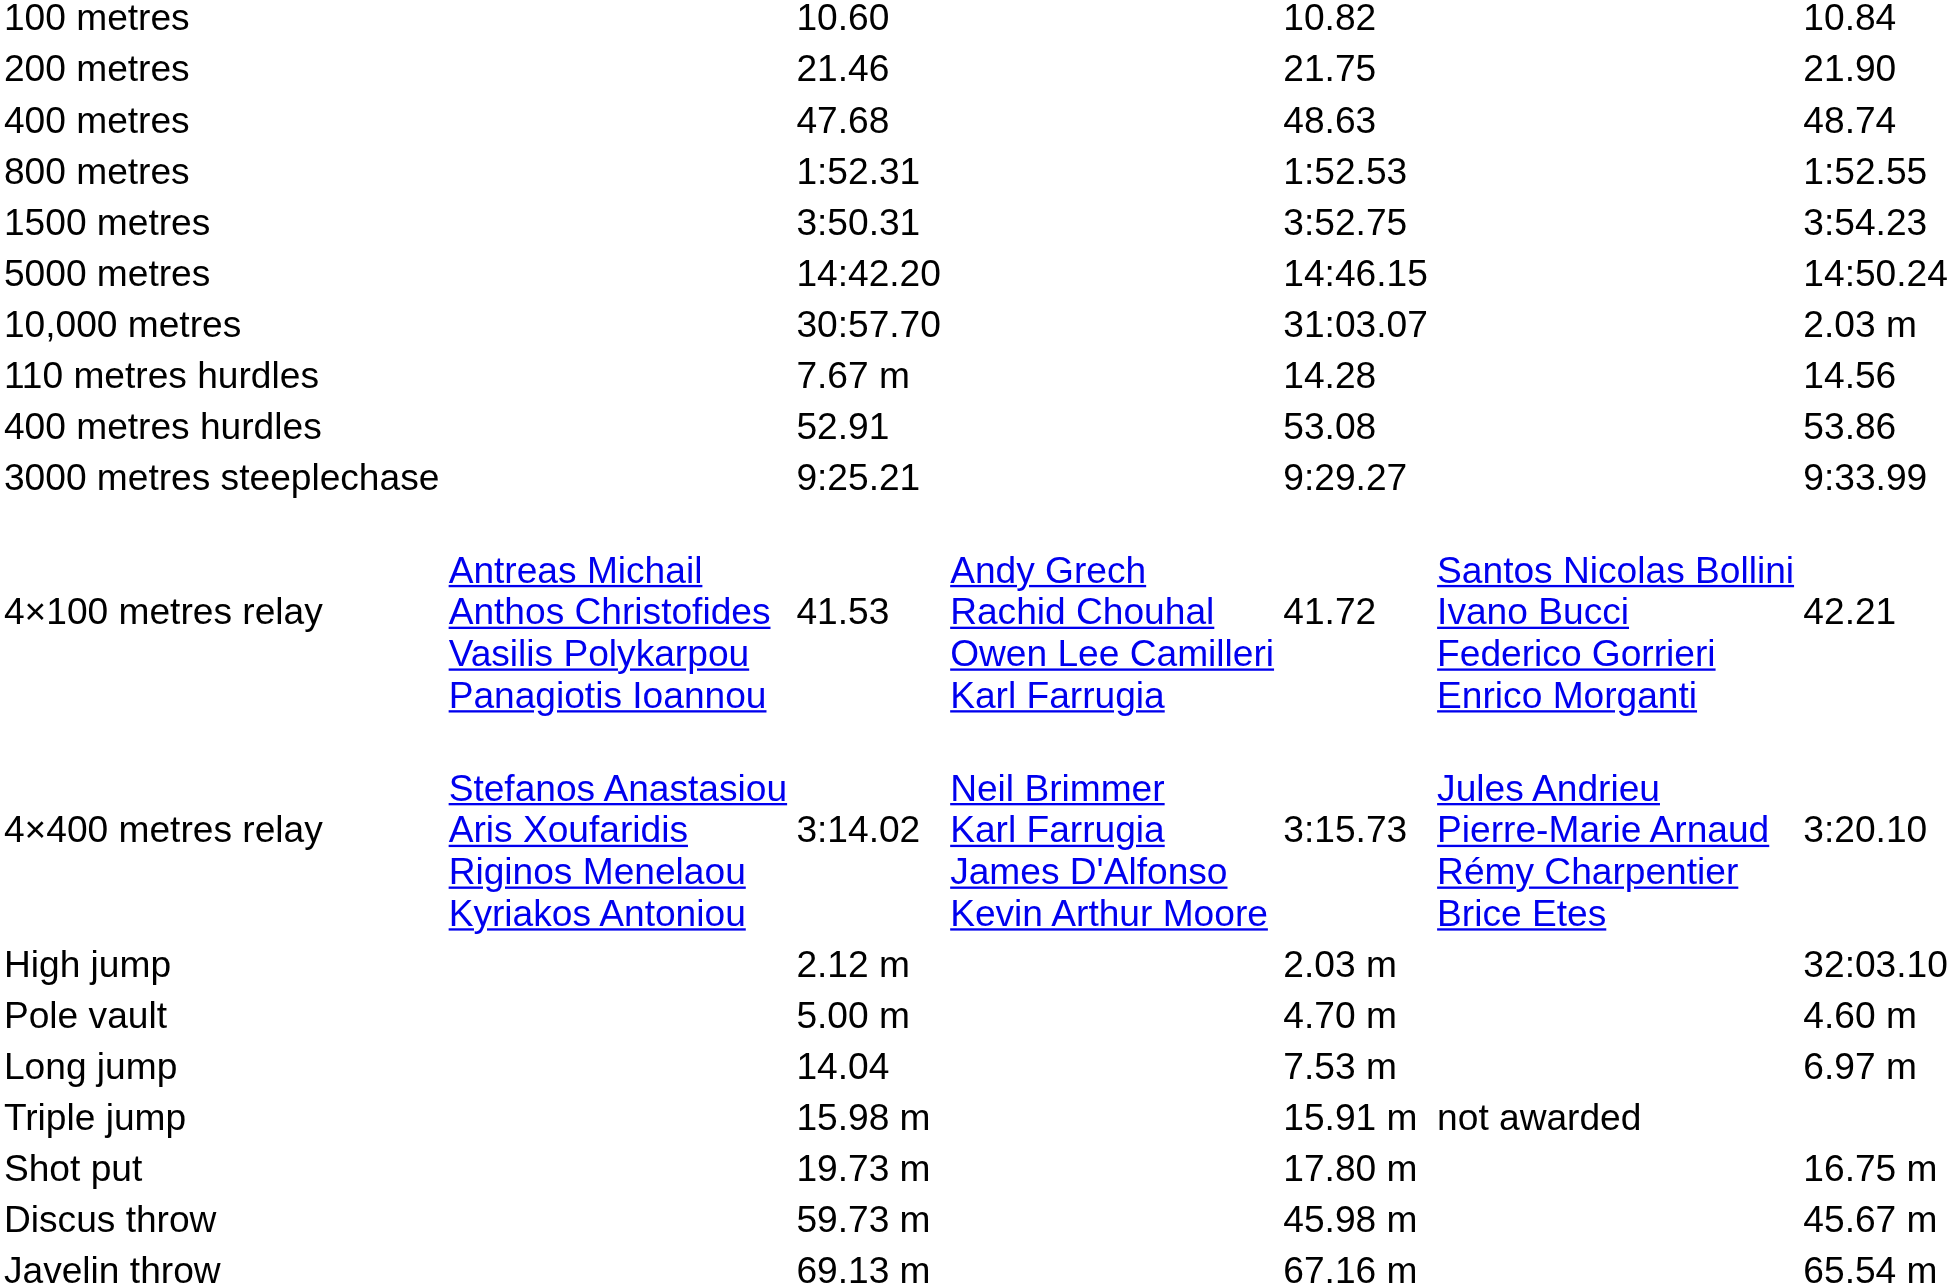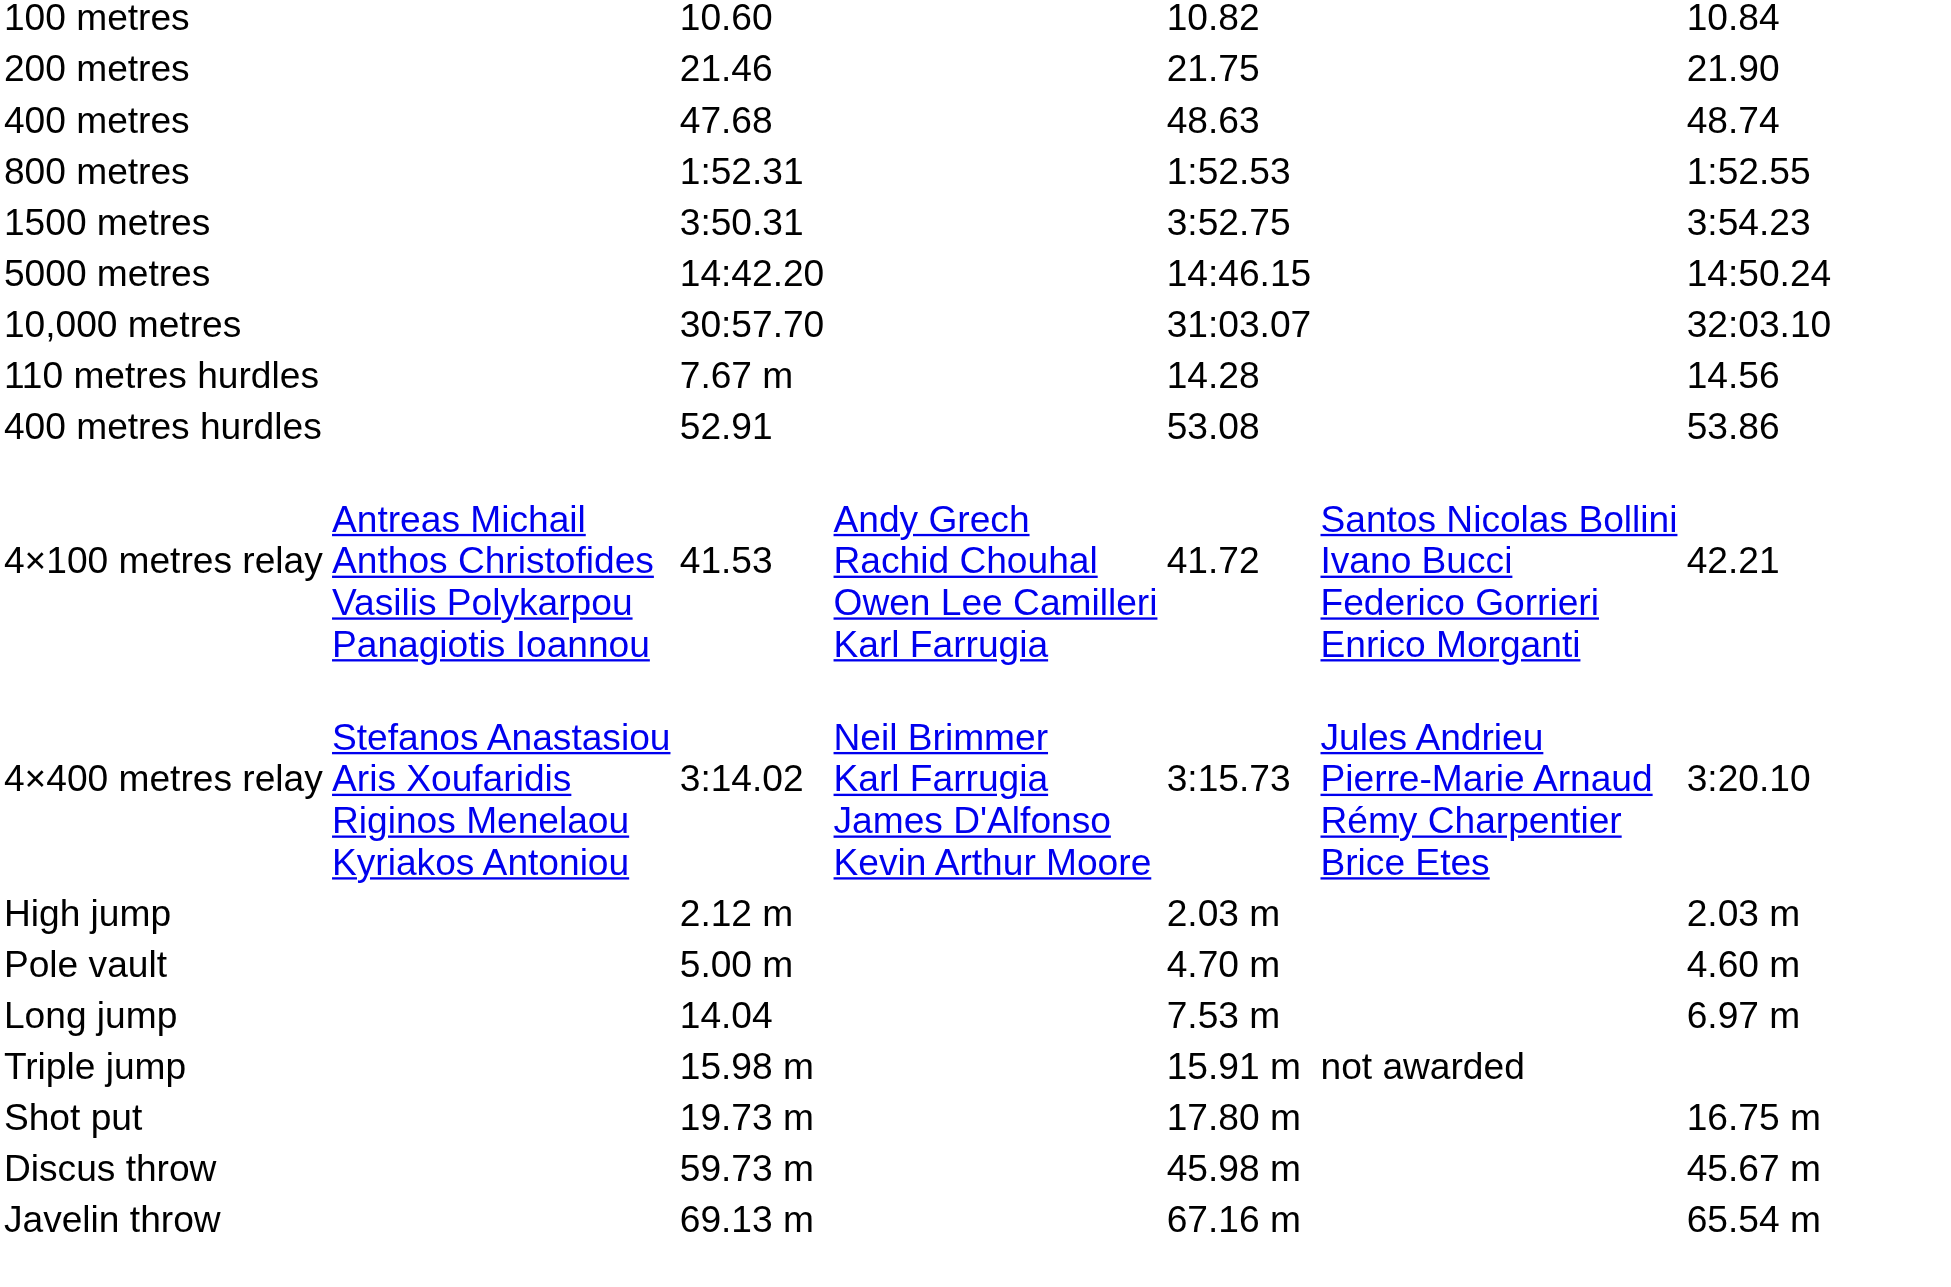(1860, 324) 2.03 m -> (1759, 324) 32:03.10
- row: (222, 477)
(1876, 964) 32:03.10 -> (1743, 913) 2.03 m
